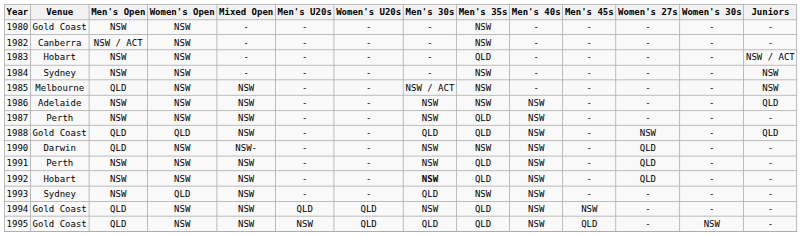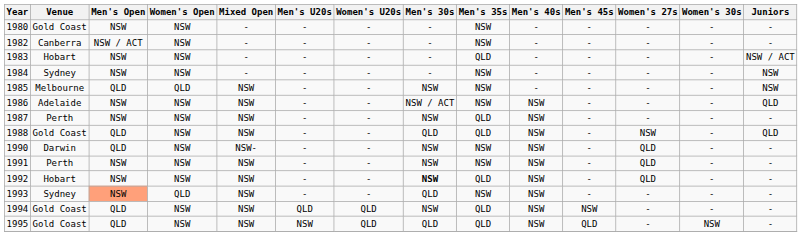(182, 87) NSW -> (182, 87) QLD
(430, 87) NSW / ACT -> (430, 87) NSW
(430, 102) NSW -> (430, 102) NSW / ACT
(182, 133) QLD -> (182, 133) NSW
(483, 163) QLD -> (483, 163) NSW
(118, 193) no background -> (118, 193) lightsalmon background
